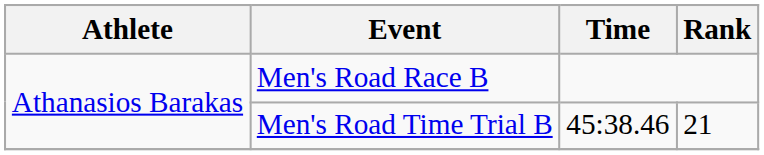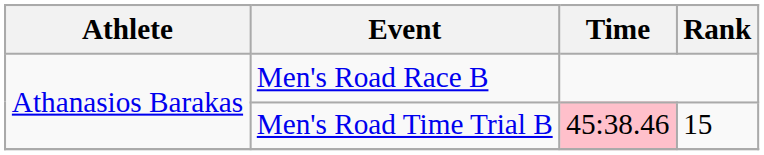(618, 125) no background -> (618, 125) pink background
(698, 125) 21 -> (698, 125) 15
